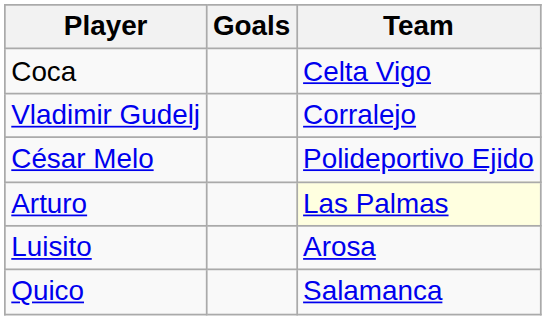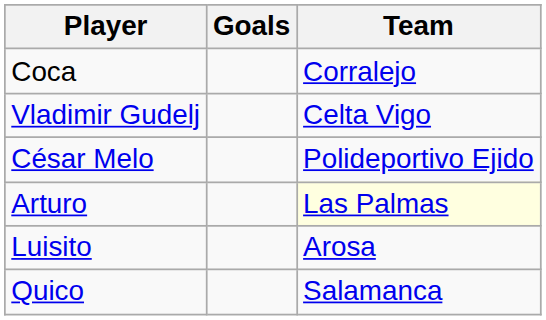(367, 70) Celta Vigo -> (360, 70) Corralejo
(360, 114) Corralejo -> (367, 114) Celta Vigo
